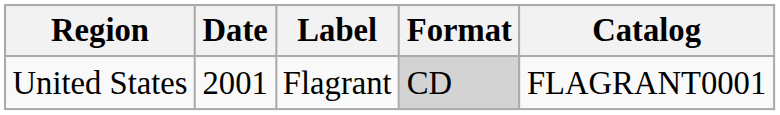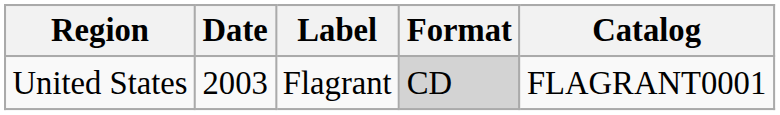(235, 82) 2001 -> (235, 82) 2003
